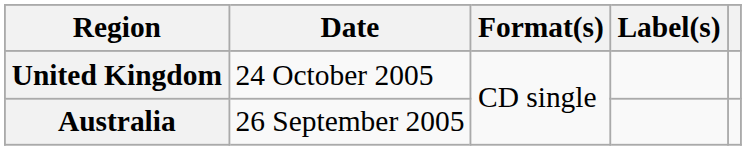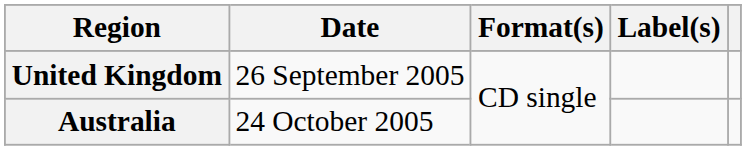(334, 74) 24 October 2005 -> (350, 74) 26 September 2005
(350, 121) 26 September 2005 -> (334, 121) 24 October 2005
